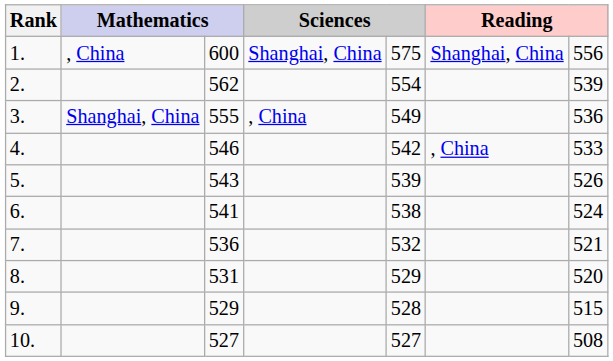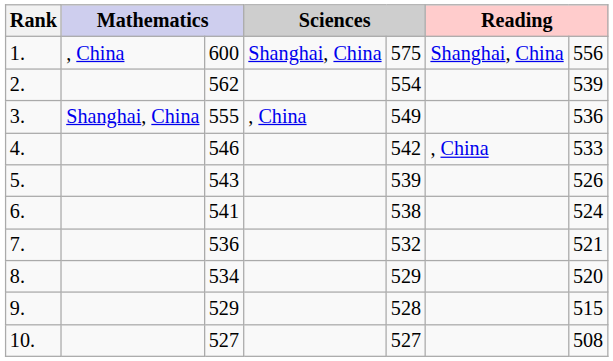(224, 276) 531 -> (224, 276) 534
